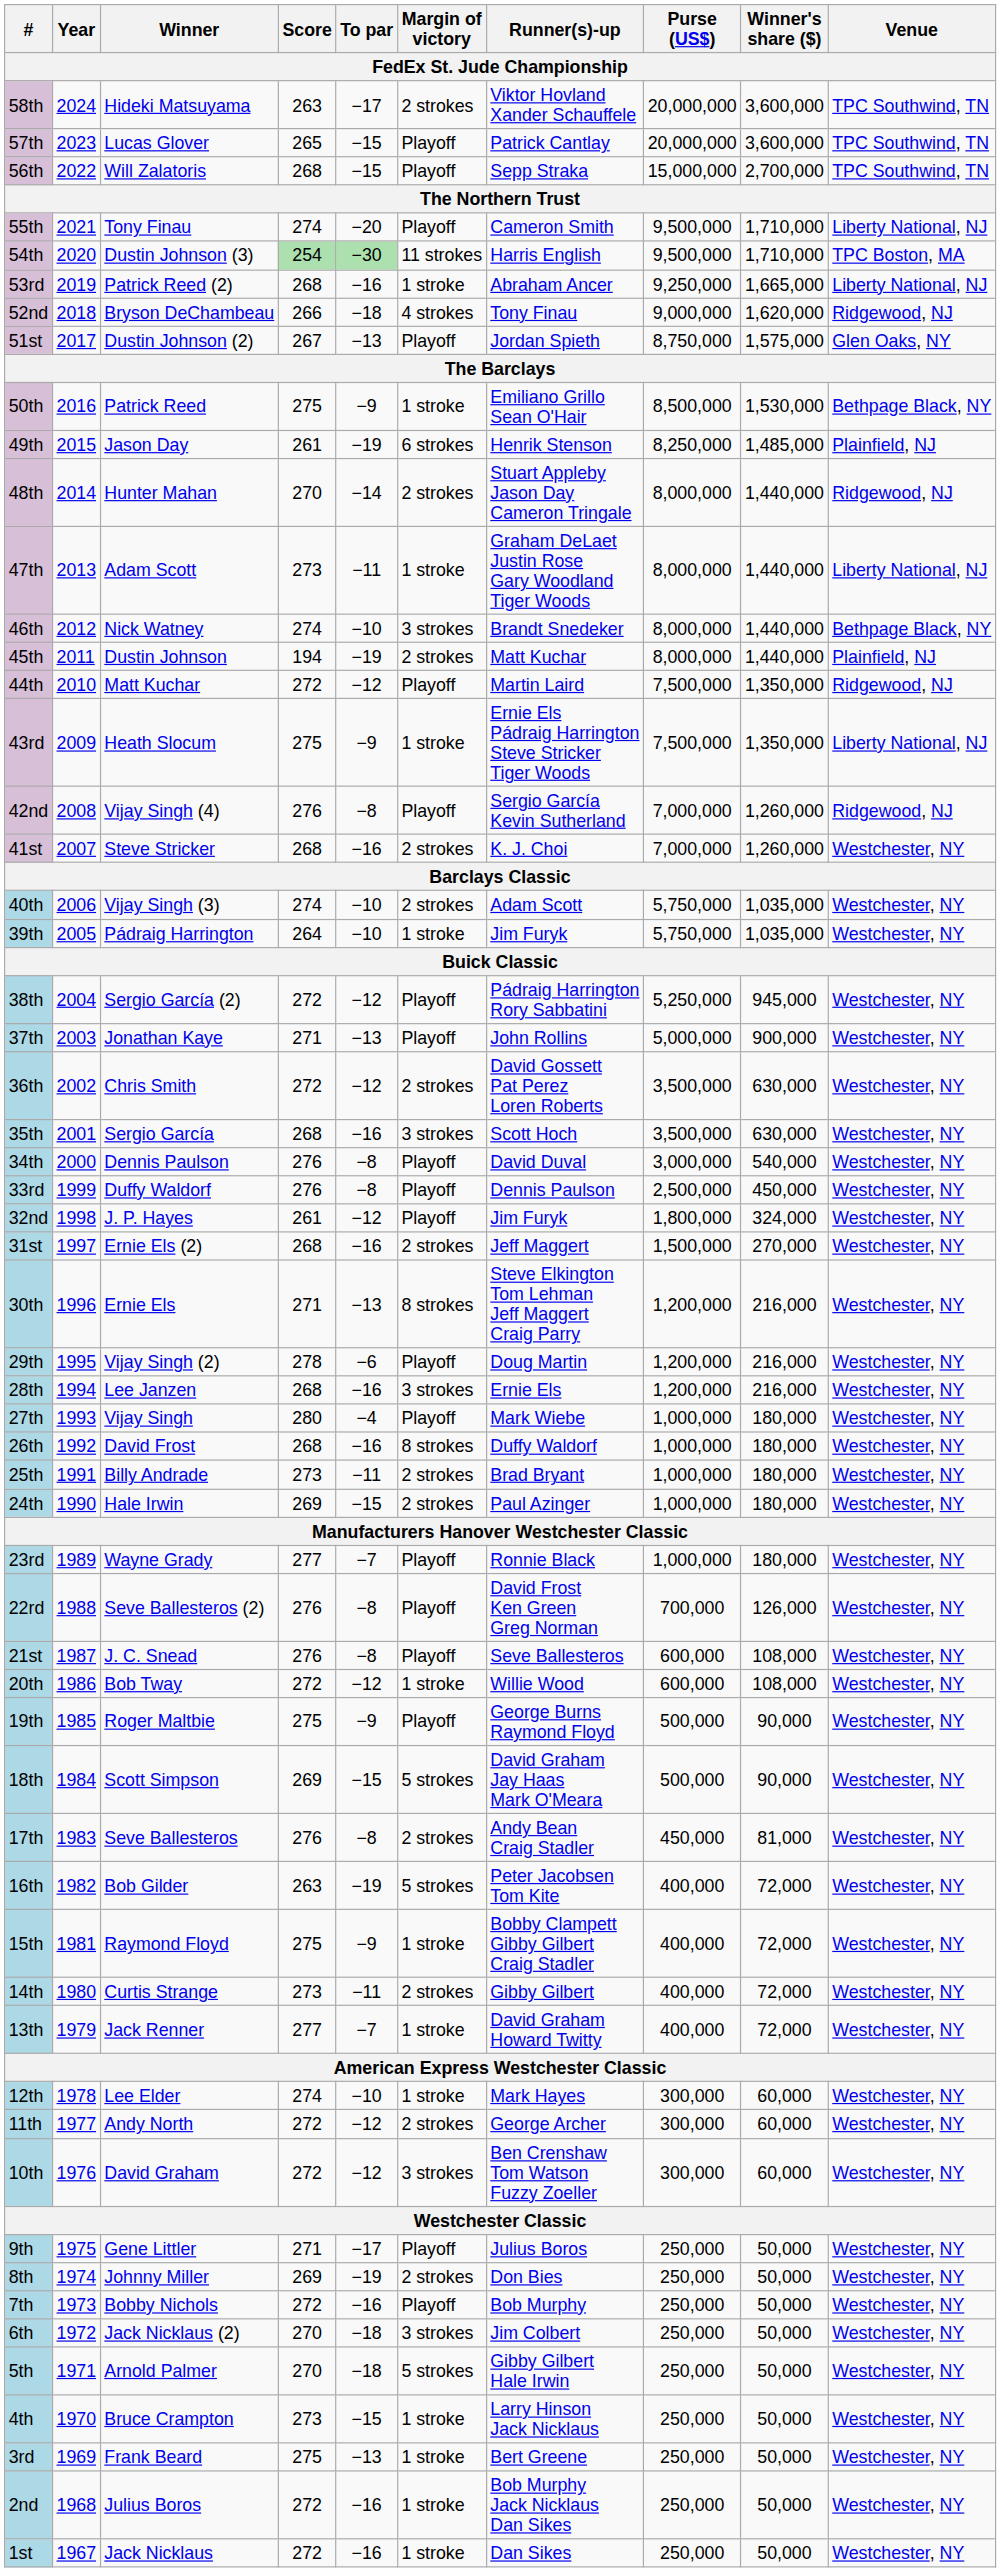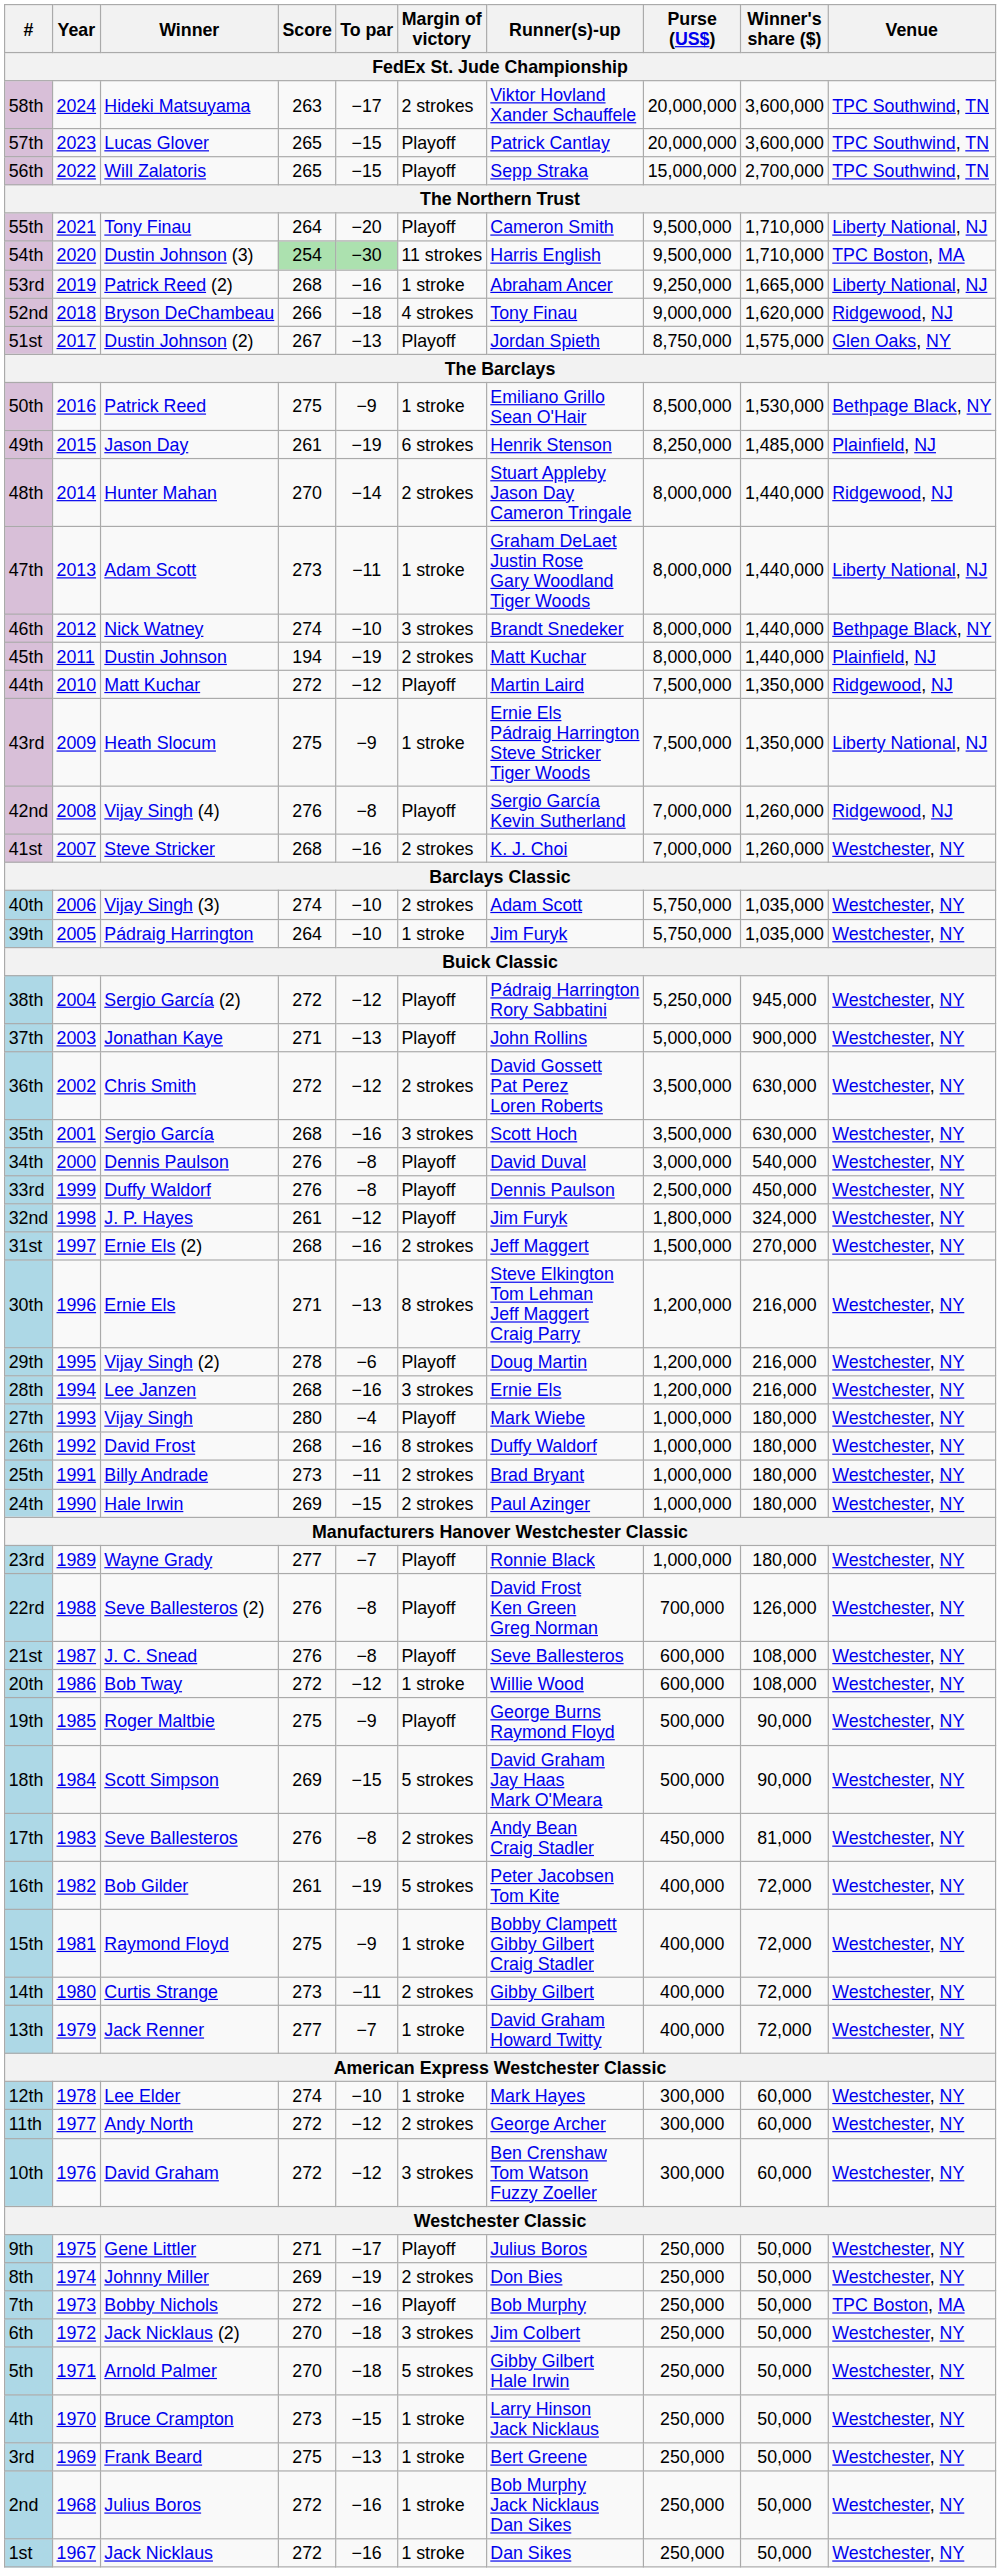(307, 171) 268 -> (307, 171) 265
(307, 228) 274 -> (307, 228) 264
(307, 1886) 263 -> (307, 1886) 261
(898, 2305) Westchester, NY -> (898, 2305) TPC Boston, MA
